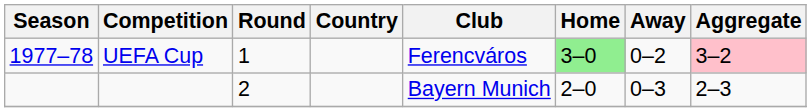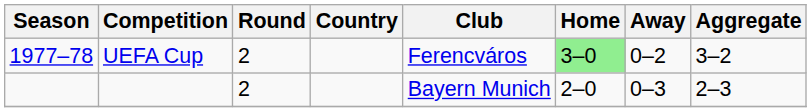(244, 55) 1 -> (244, 55) 2
(713, 55) pink background -> (713, 55) no background
